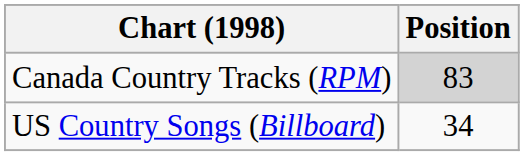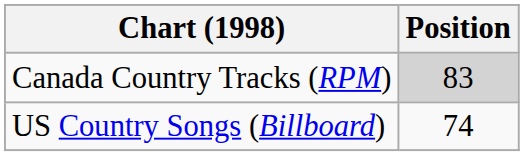(458, 125) 34 -> (458, 125) 74
